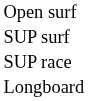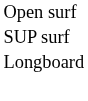- row: (38, 62)
